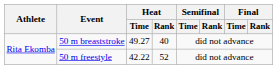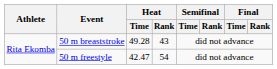(139, 42) 49.27 -> (139, 42) 49.28
(164, 42) 40 -> (164, 42) 43
(139, 57) 42.22 -> (139, 57) 42.47
(164, 57) 52 -> (164, 57) 54
